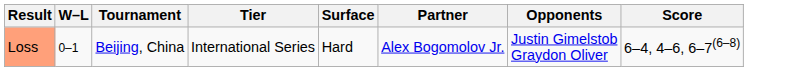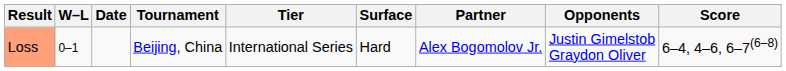+ column: (111, 15)
